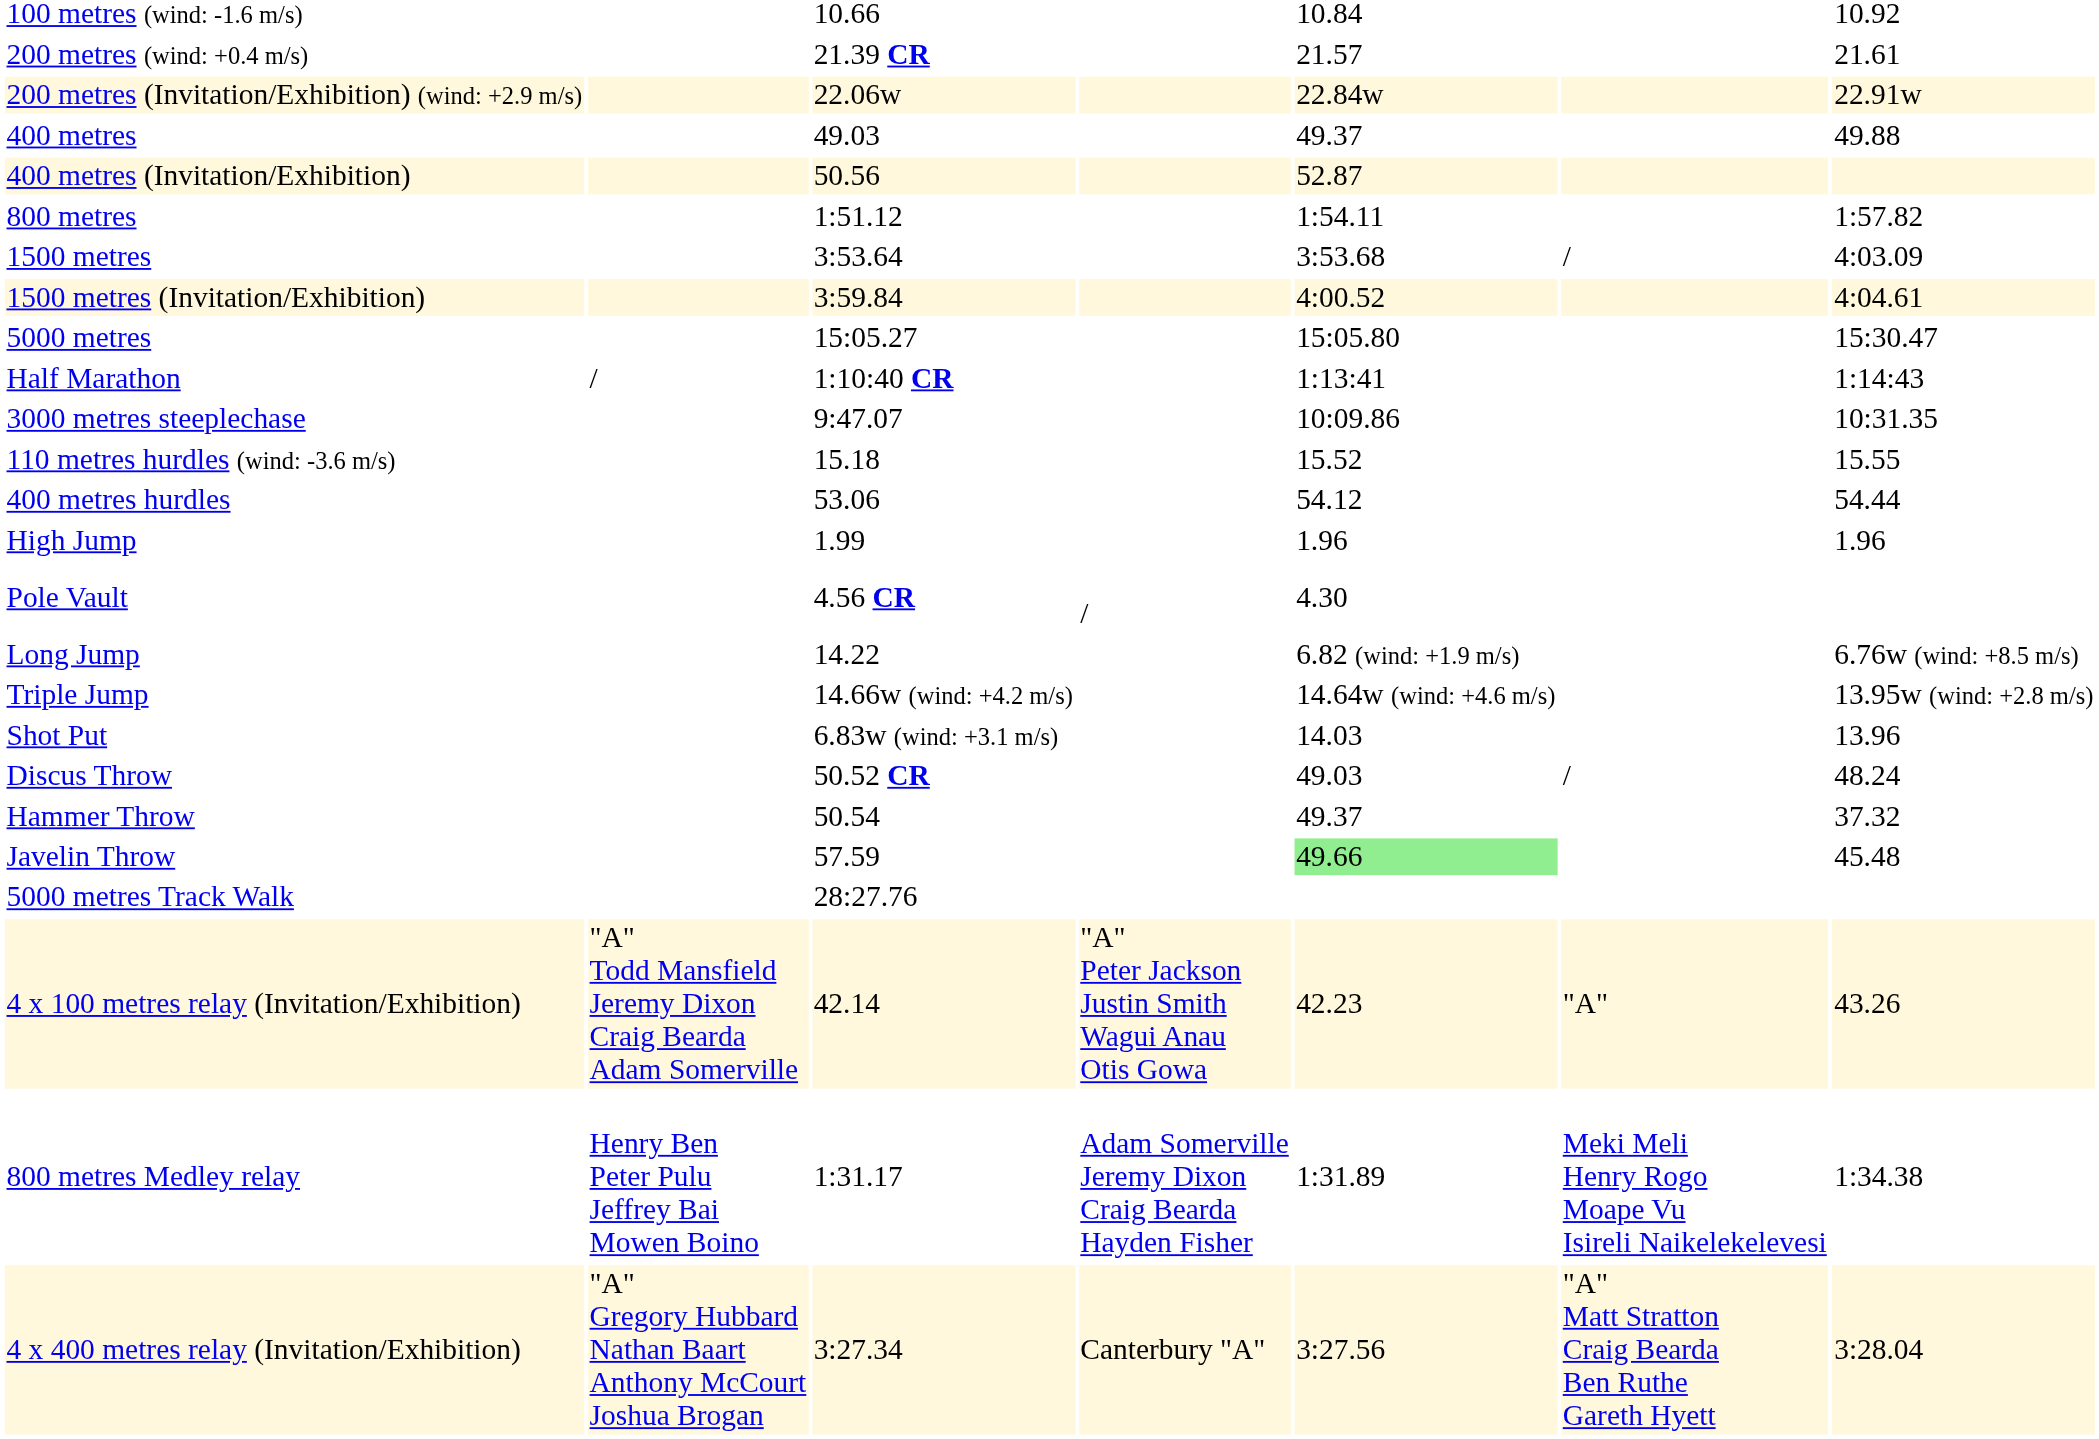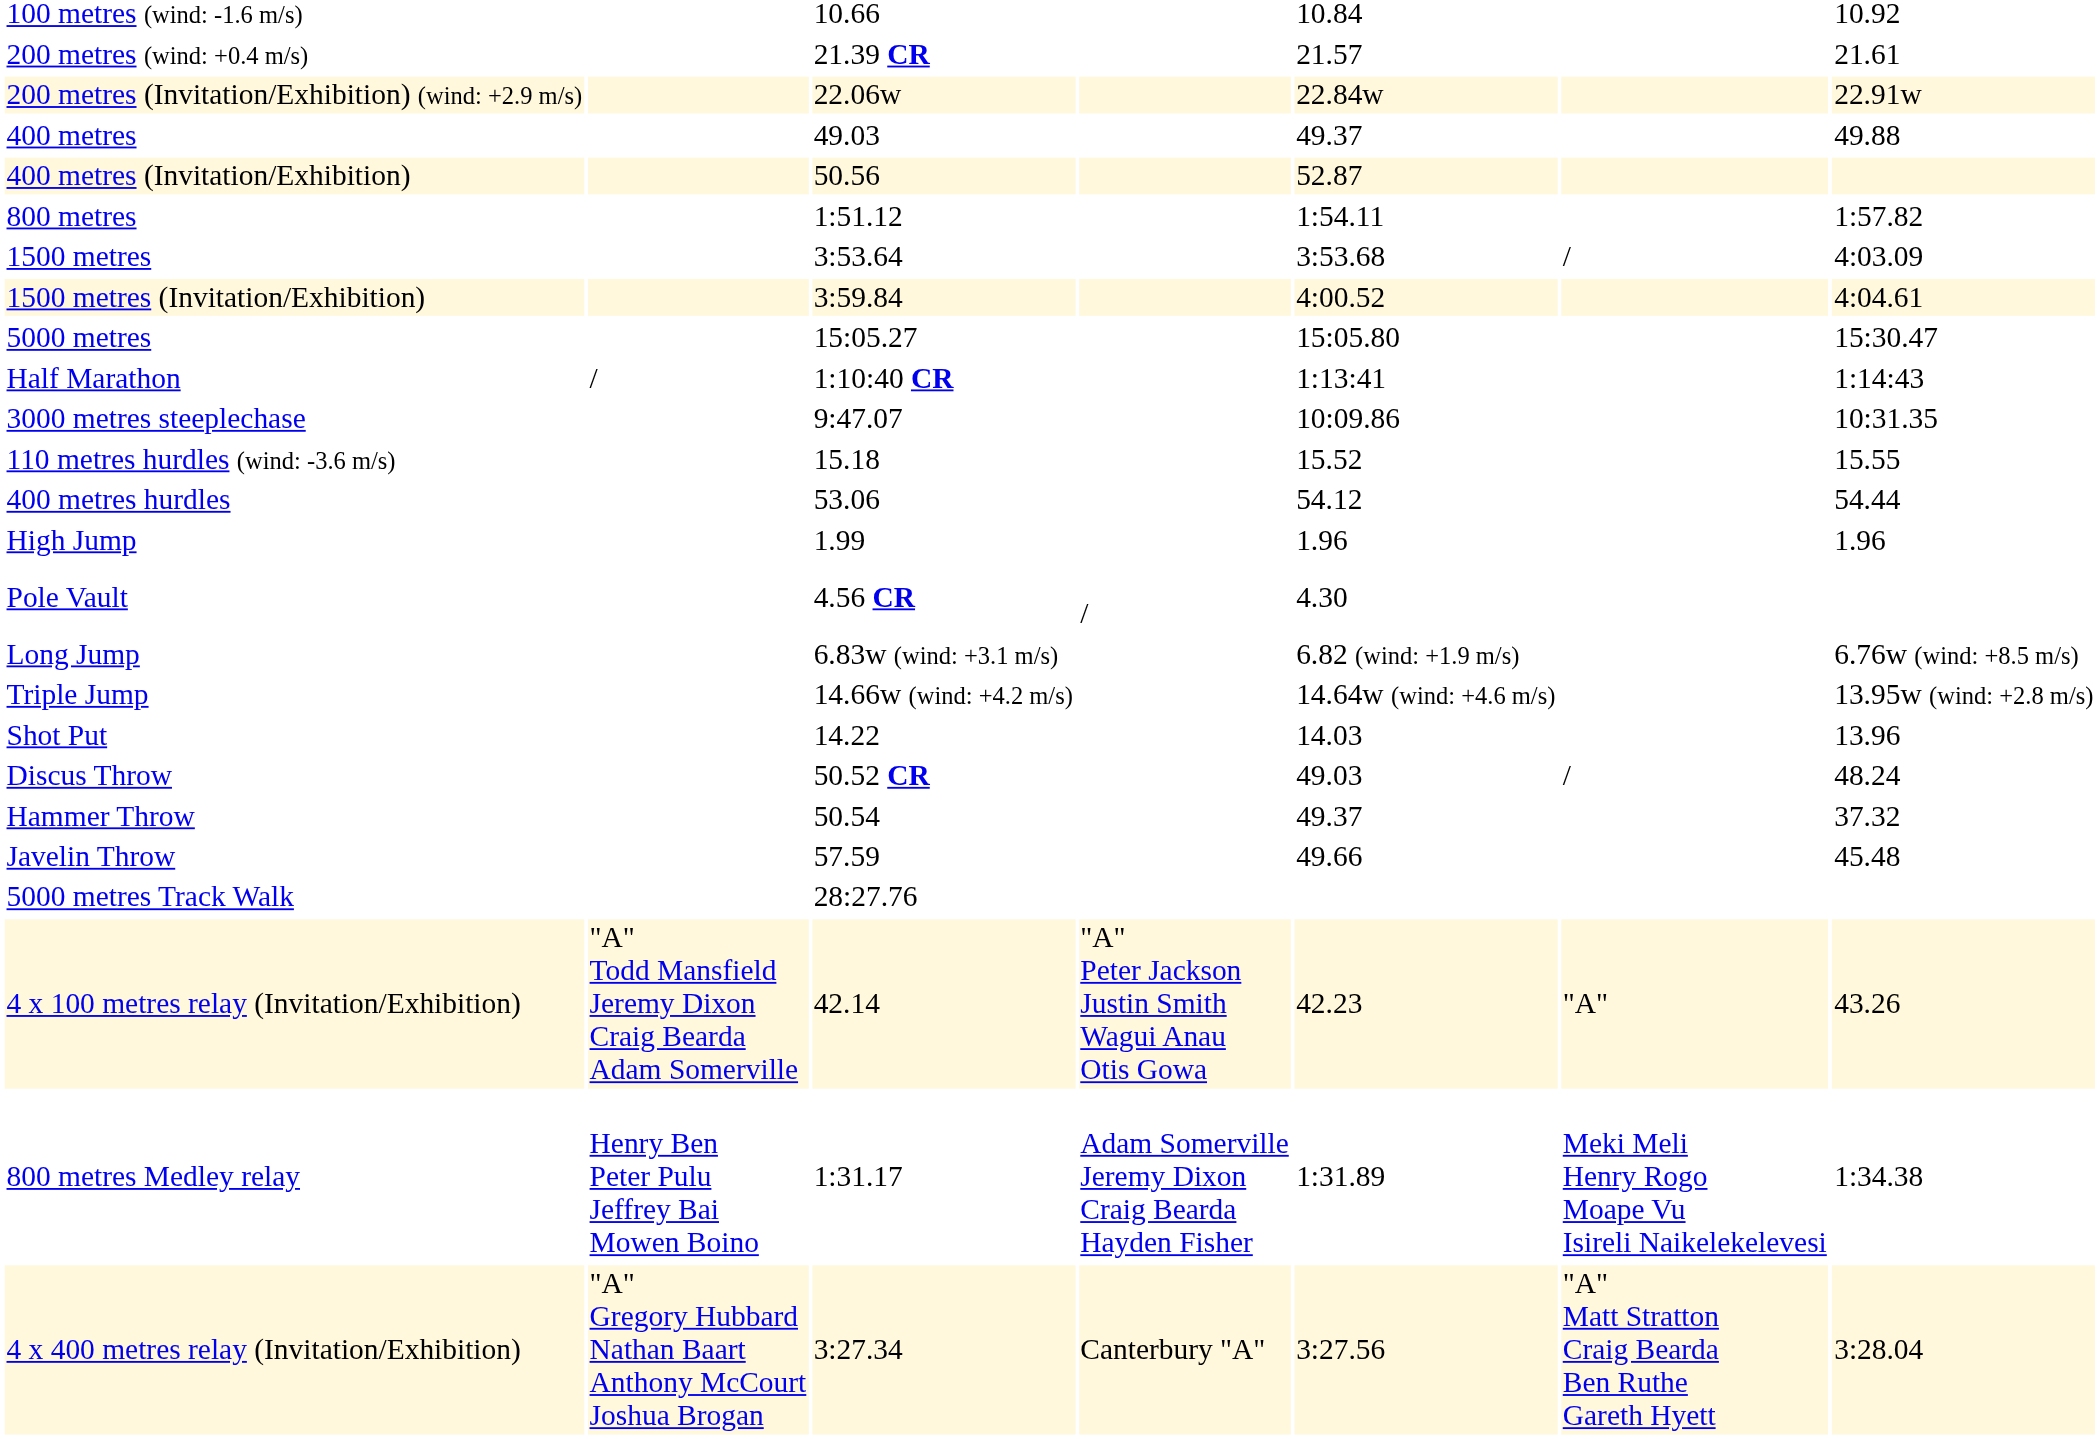(847, 653) 14.22 -> (936, 653) 6.83w (wind: +3.1 m/s)
(936, 734) 6.83w (wind: +3.1 m/s) -> (847, 734) 14.22
(1329, 856) lightgreen background -> (1329, 856) no background
